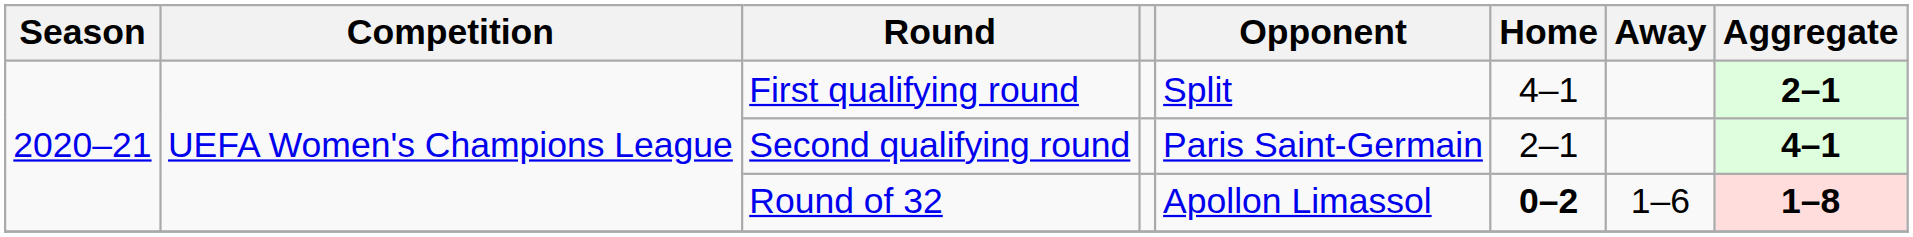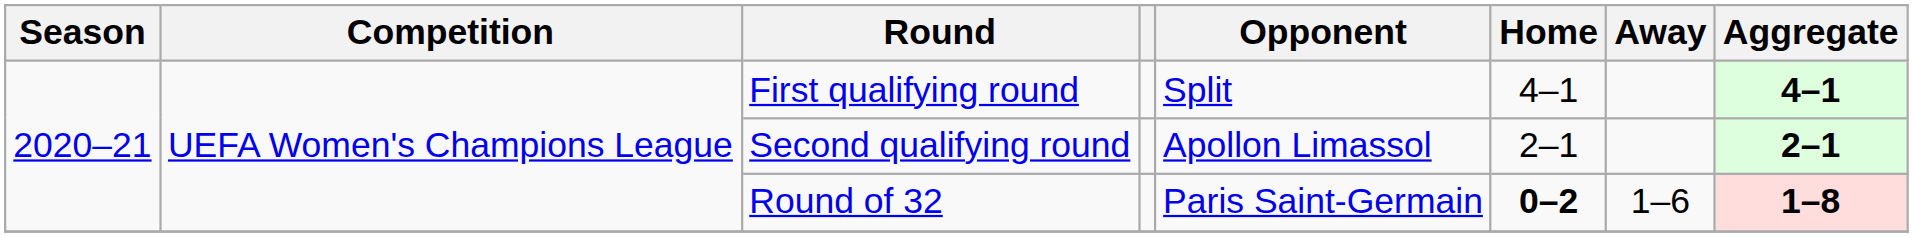(1811, 88) 2–1 -> (1811, 88) 4–1
(1323, 145) Paris Saint-Germain -> (1297, 145) Apollon Limassol
(1811, 145) 4–1 -> (1811, 145) 2–1
(1297, 201) Apollon Limassol -> (1323, 201) Paris Saint-Germain
